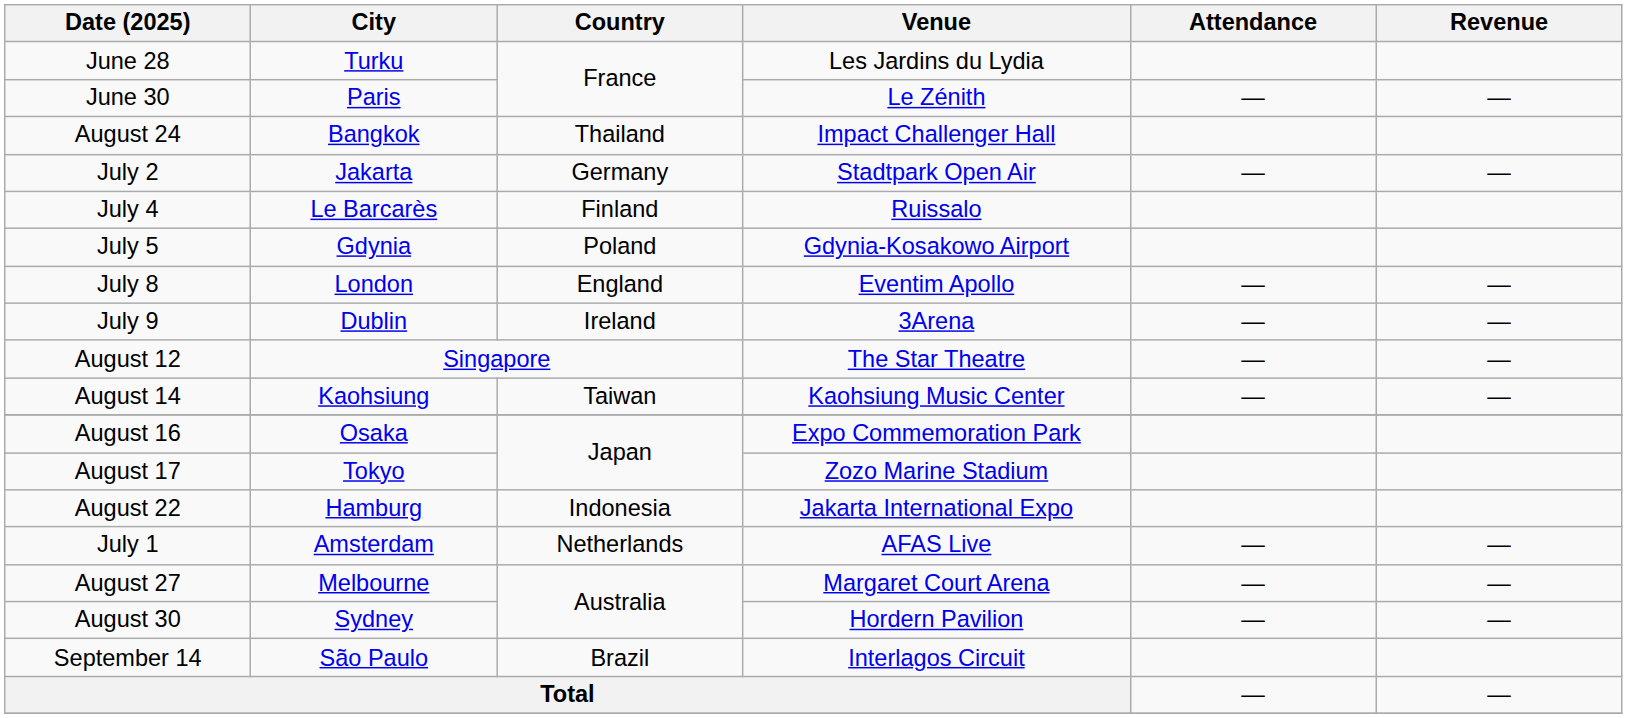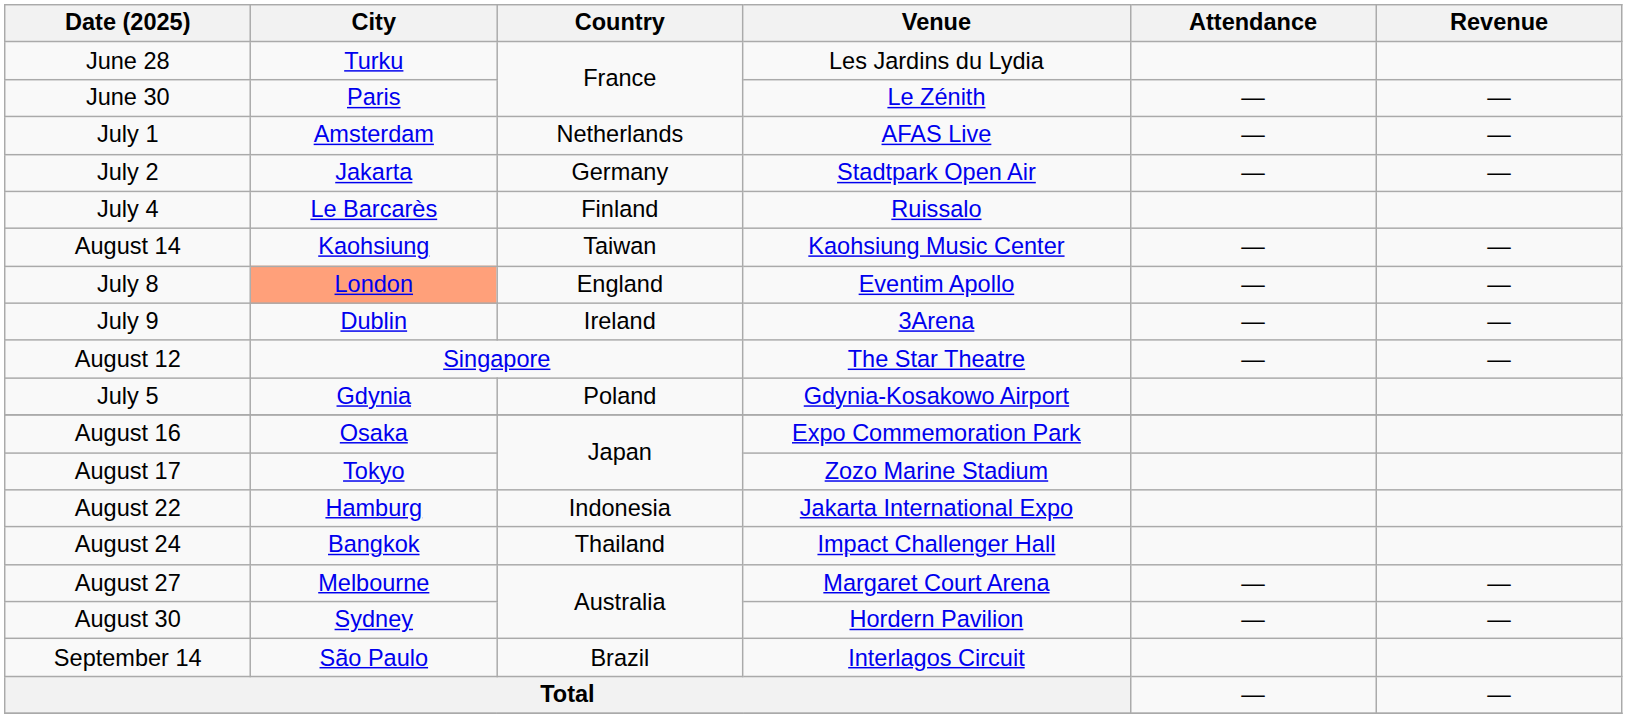rows swapped: (128, 545) <-> (128, 135)
rows swapped: (128, 246) <-> (128, 396)
(374, 284) no background -> (374, 284) lightsalmon background
